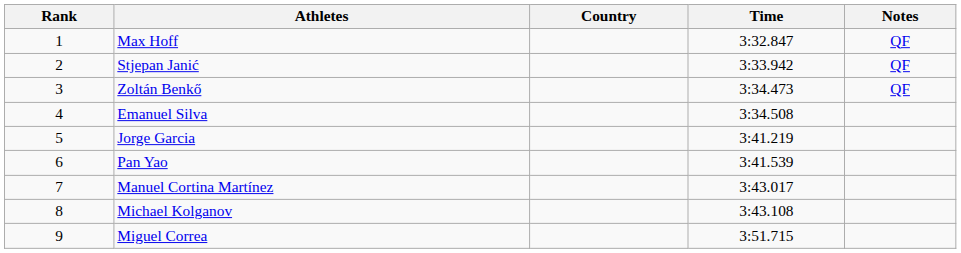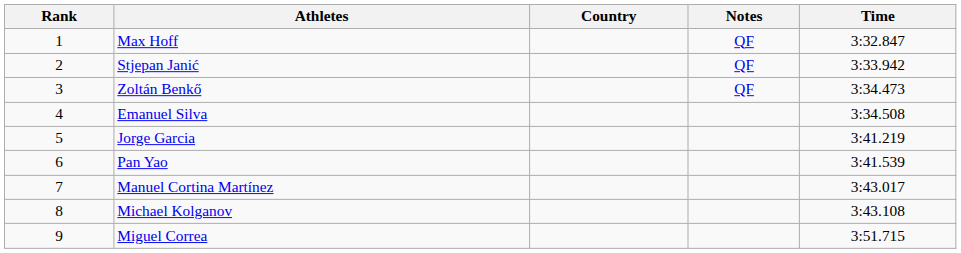columns swapped: (766, 16) <-> (900, 16)
